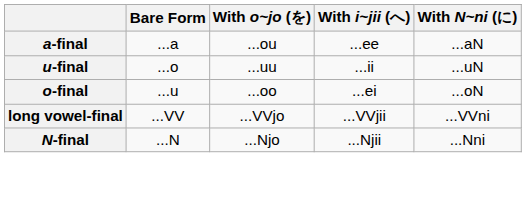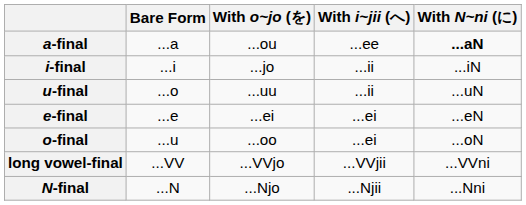(467, 43) normal -> (467, 43) bold
+ row: (65, 67)
+ row: (65, 115)
